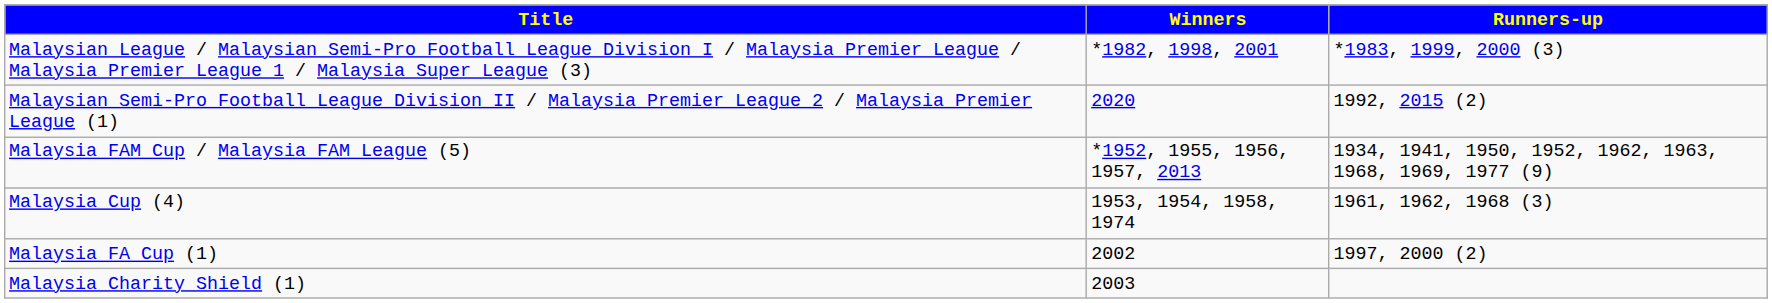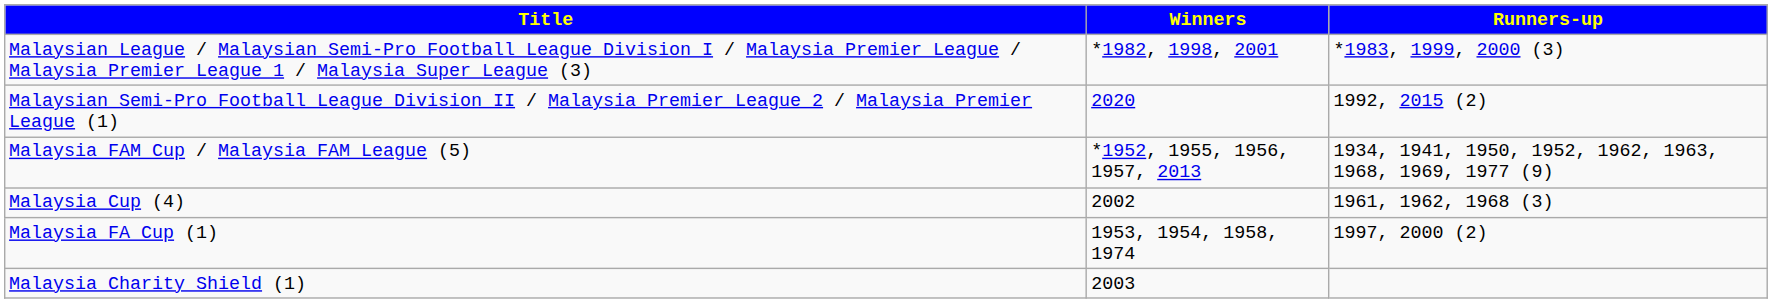(1185, 213) 1953, 1954, 1958, 1974 -> (1113, 203) 2002
(1113, 254) 2002 -> (1185, 243) 1953, 1954, 1958, 1974
